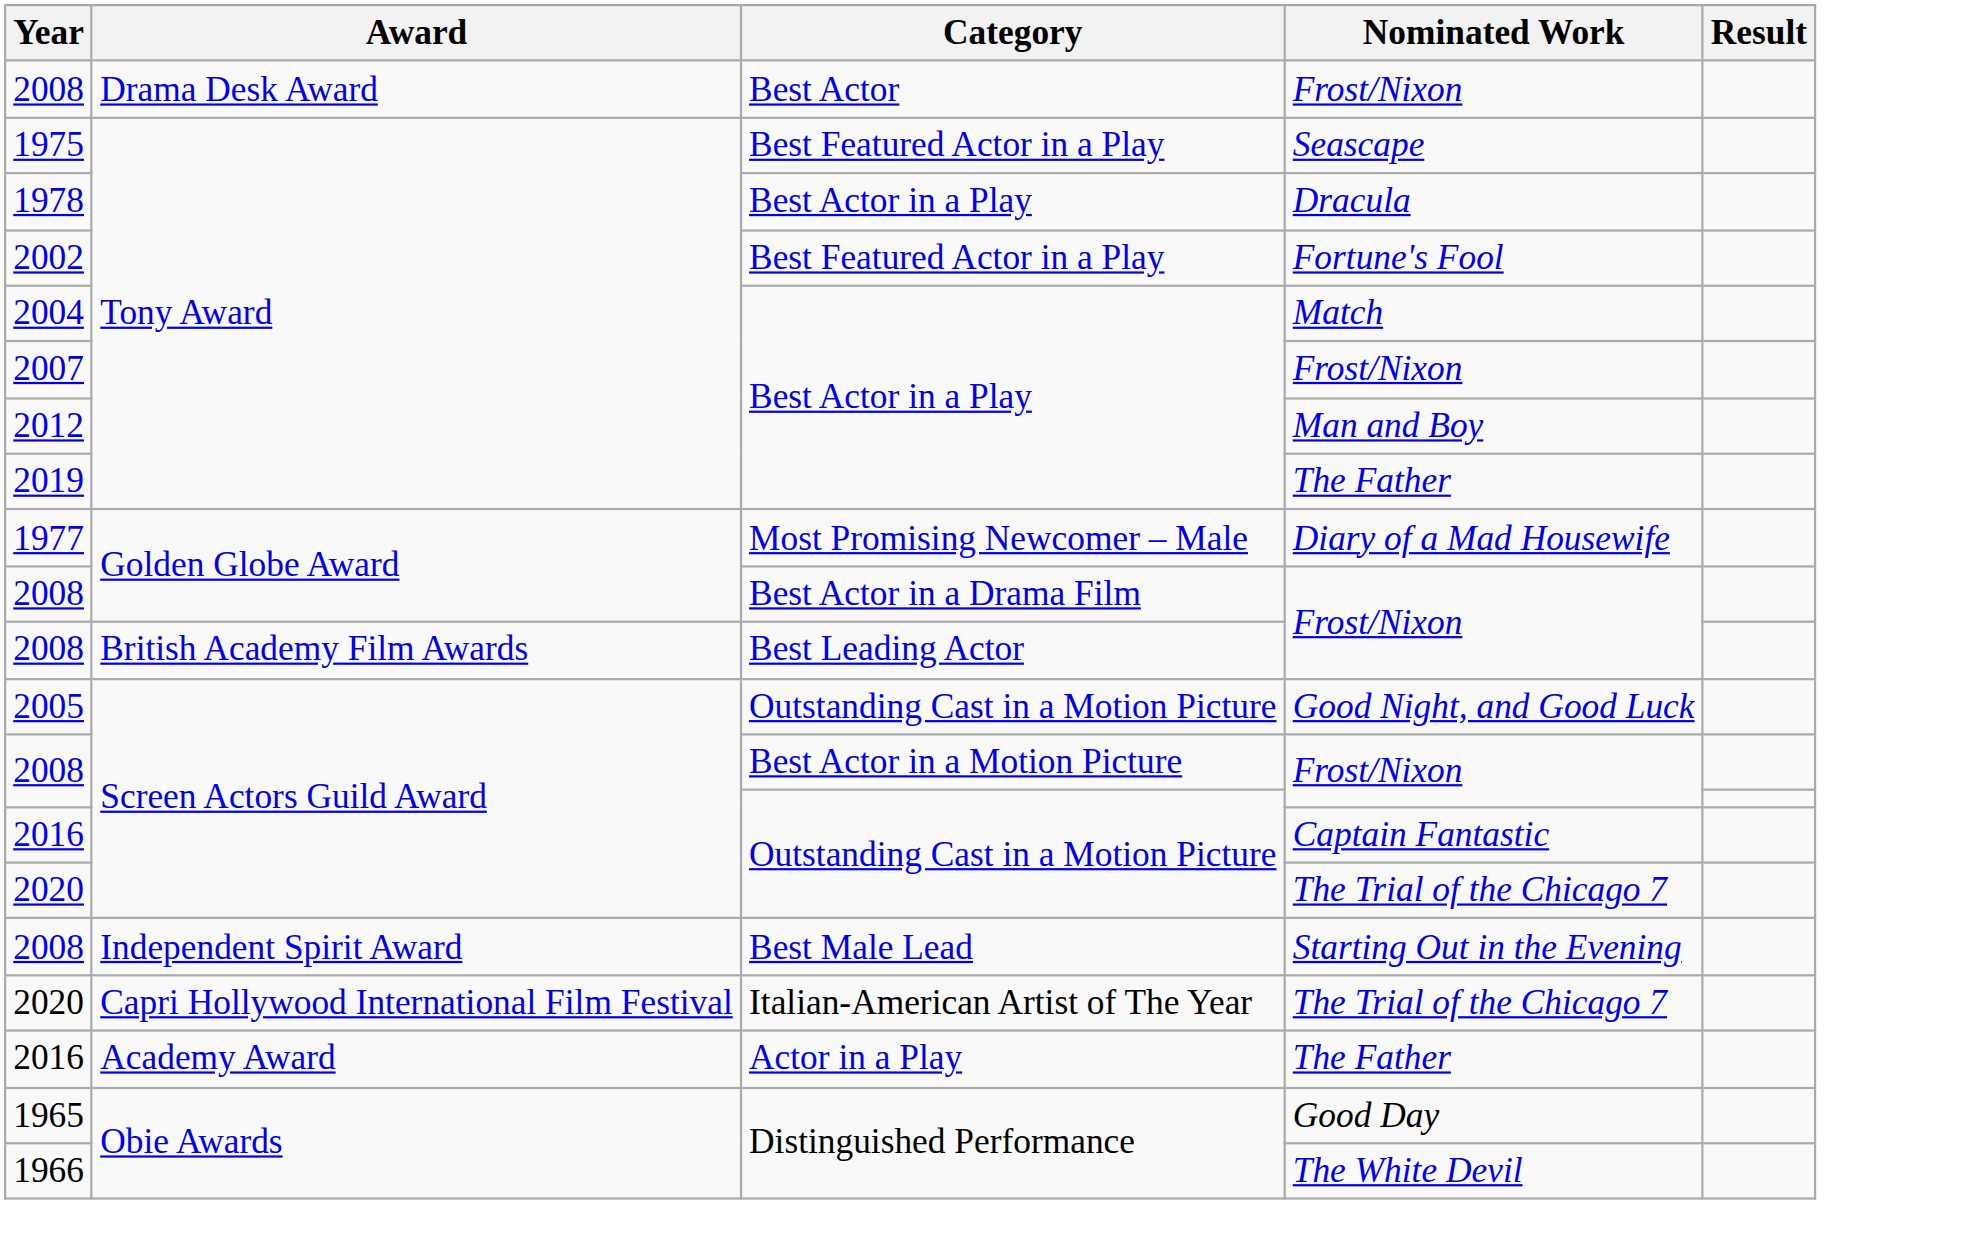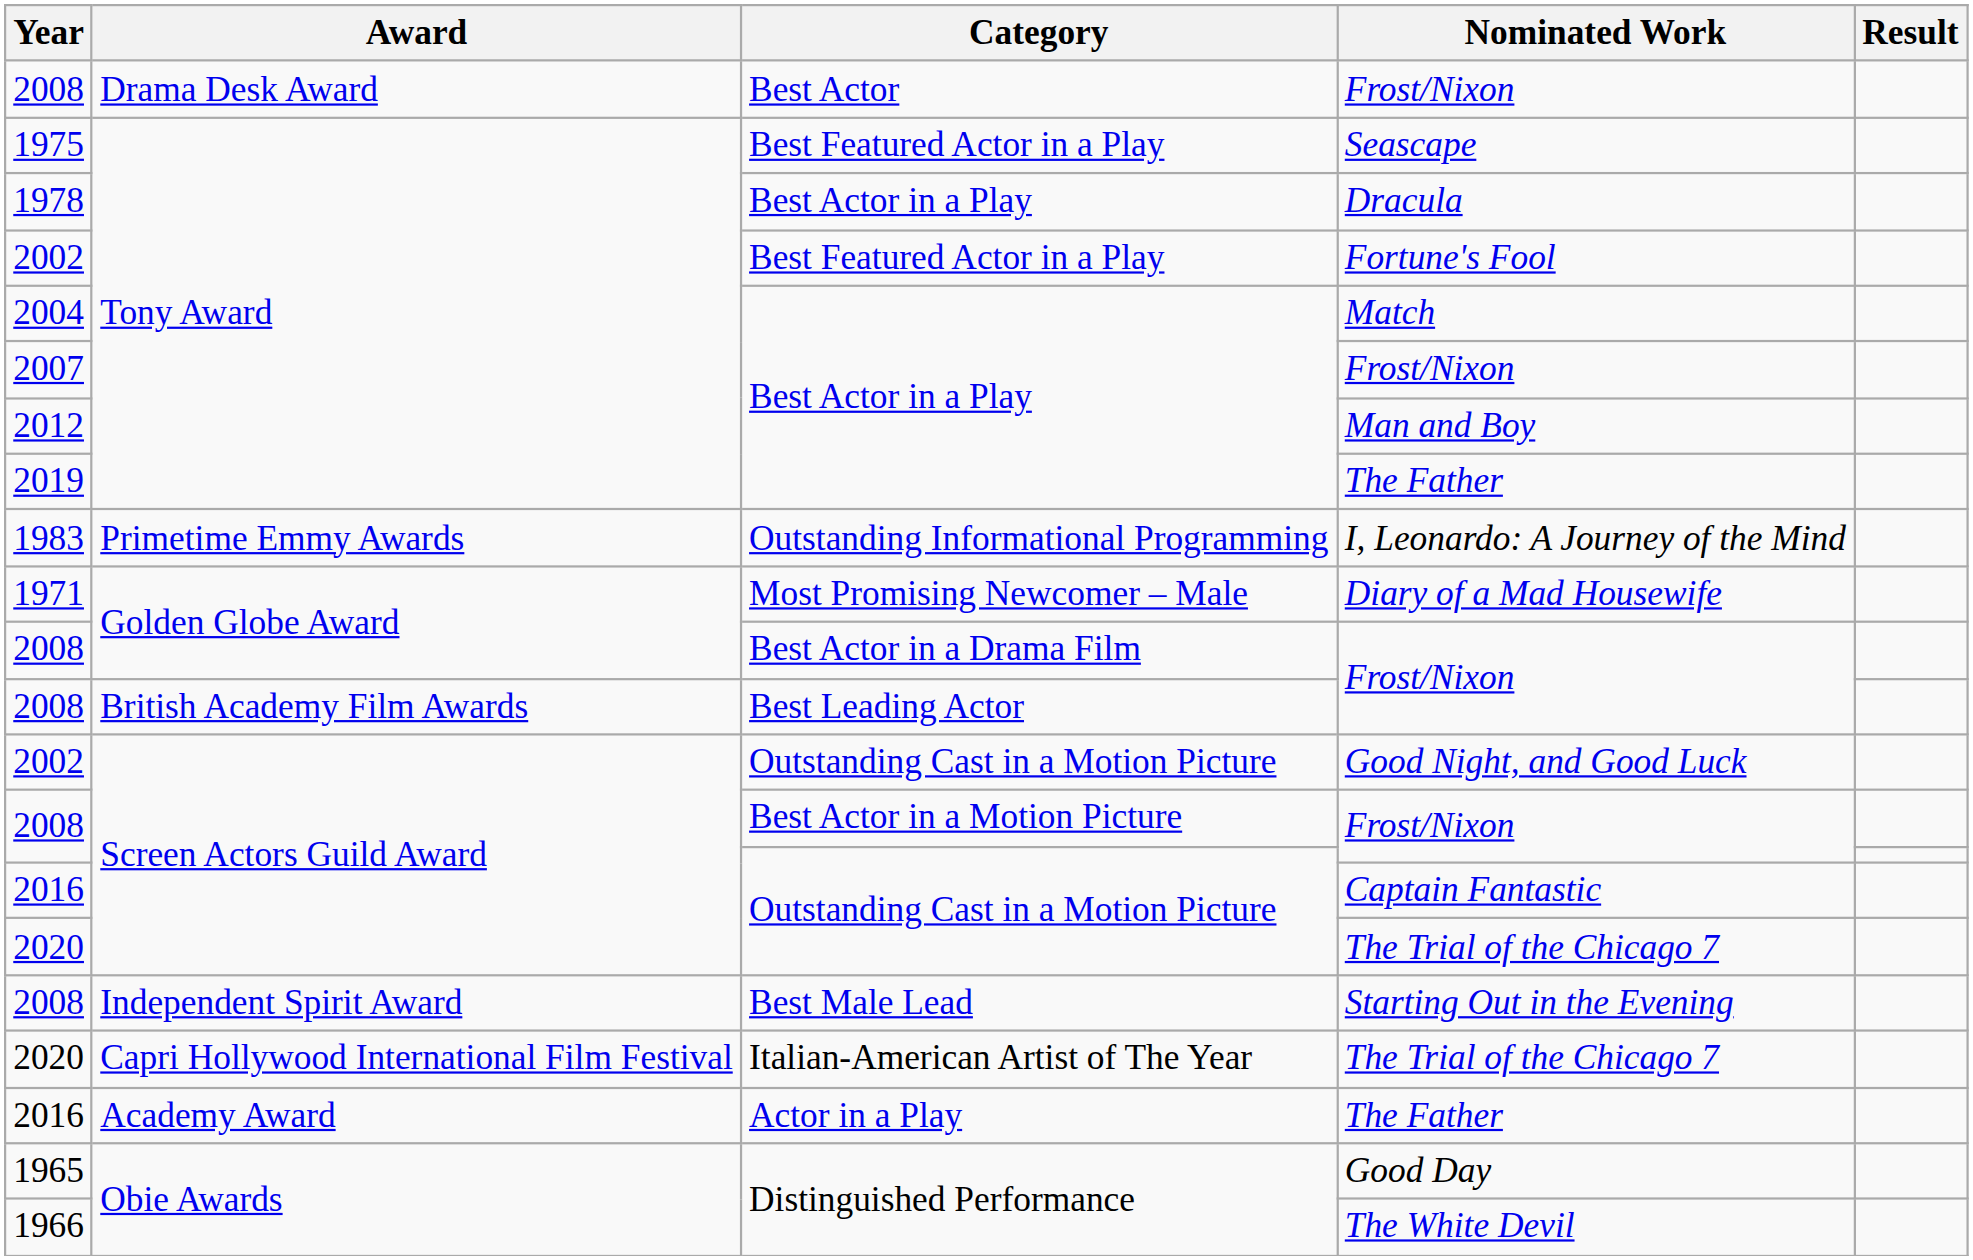+ row: (1039, 537)
(49, 537) 1977 -> (49, 593) 1971
(49, 705) 2005 -> (49, 761) 2002
